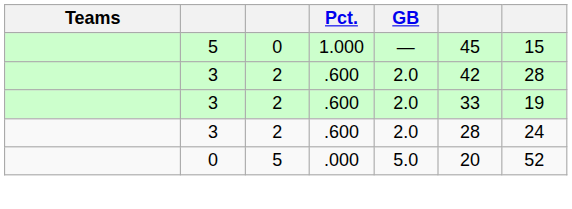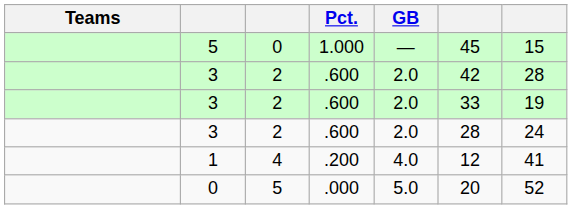+ row: (213, 160)
